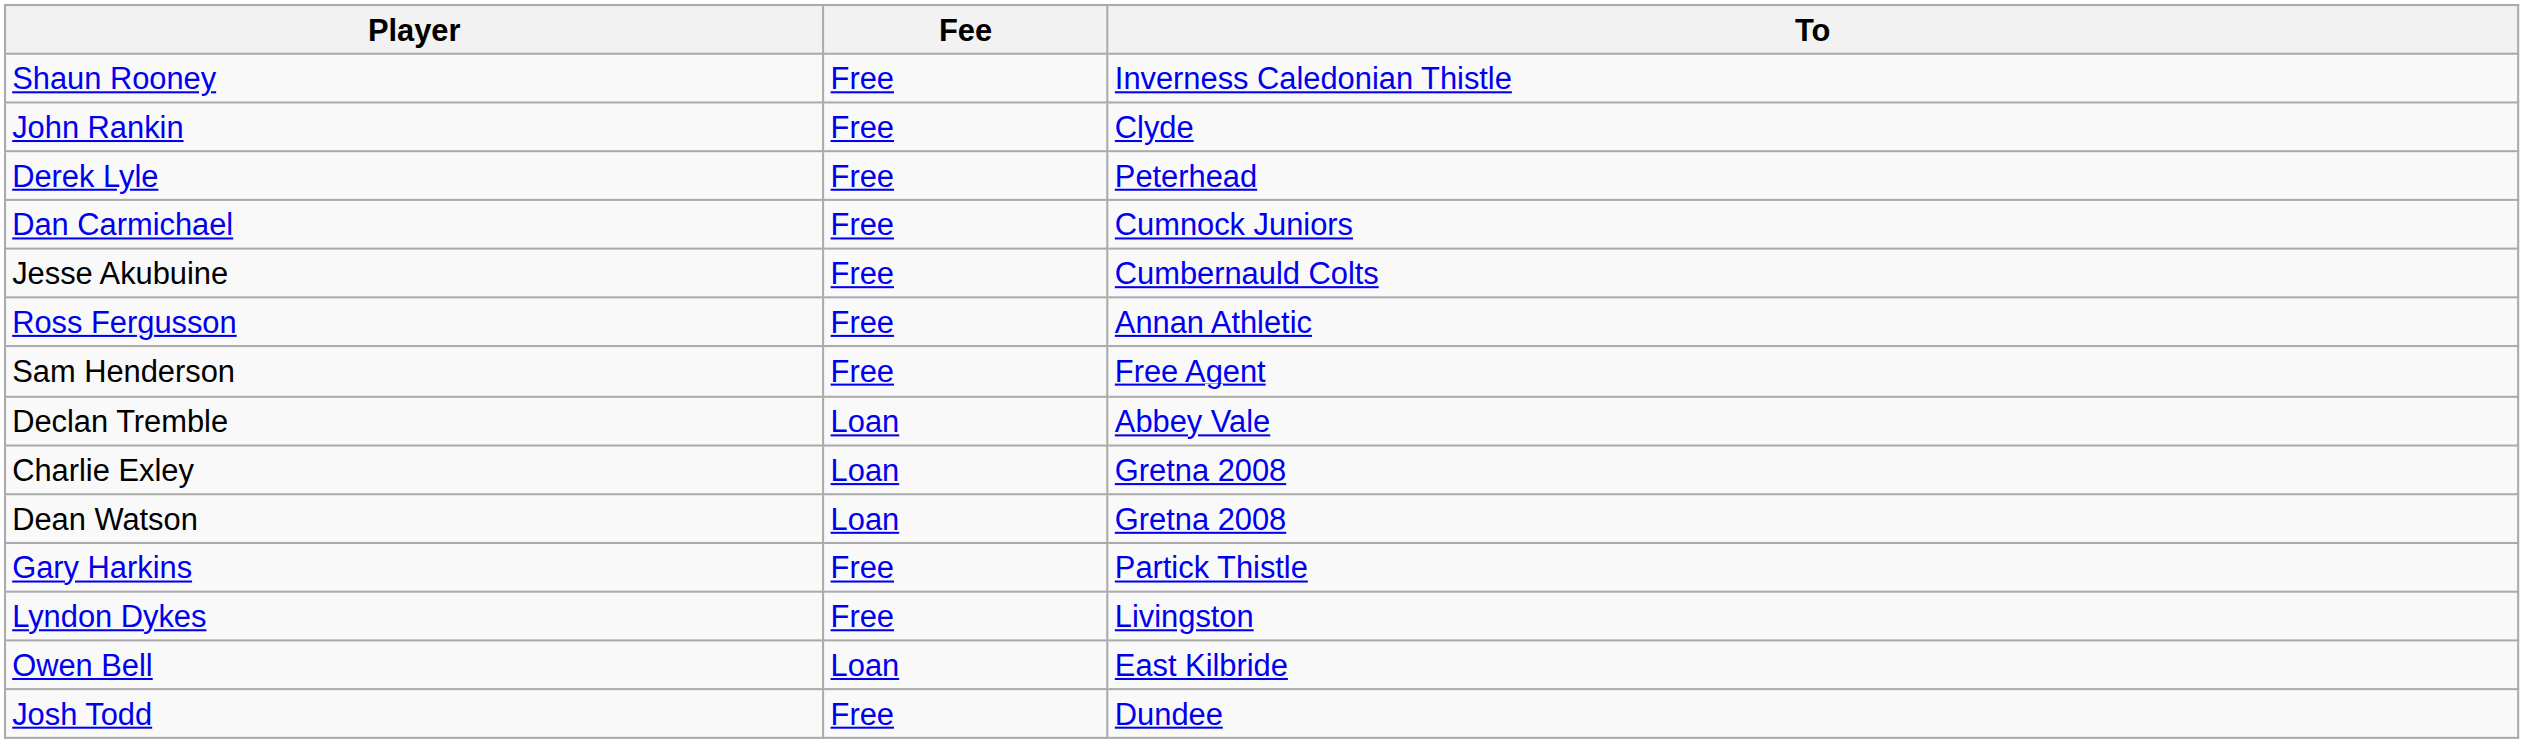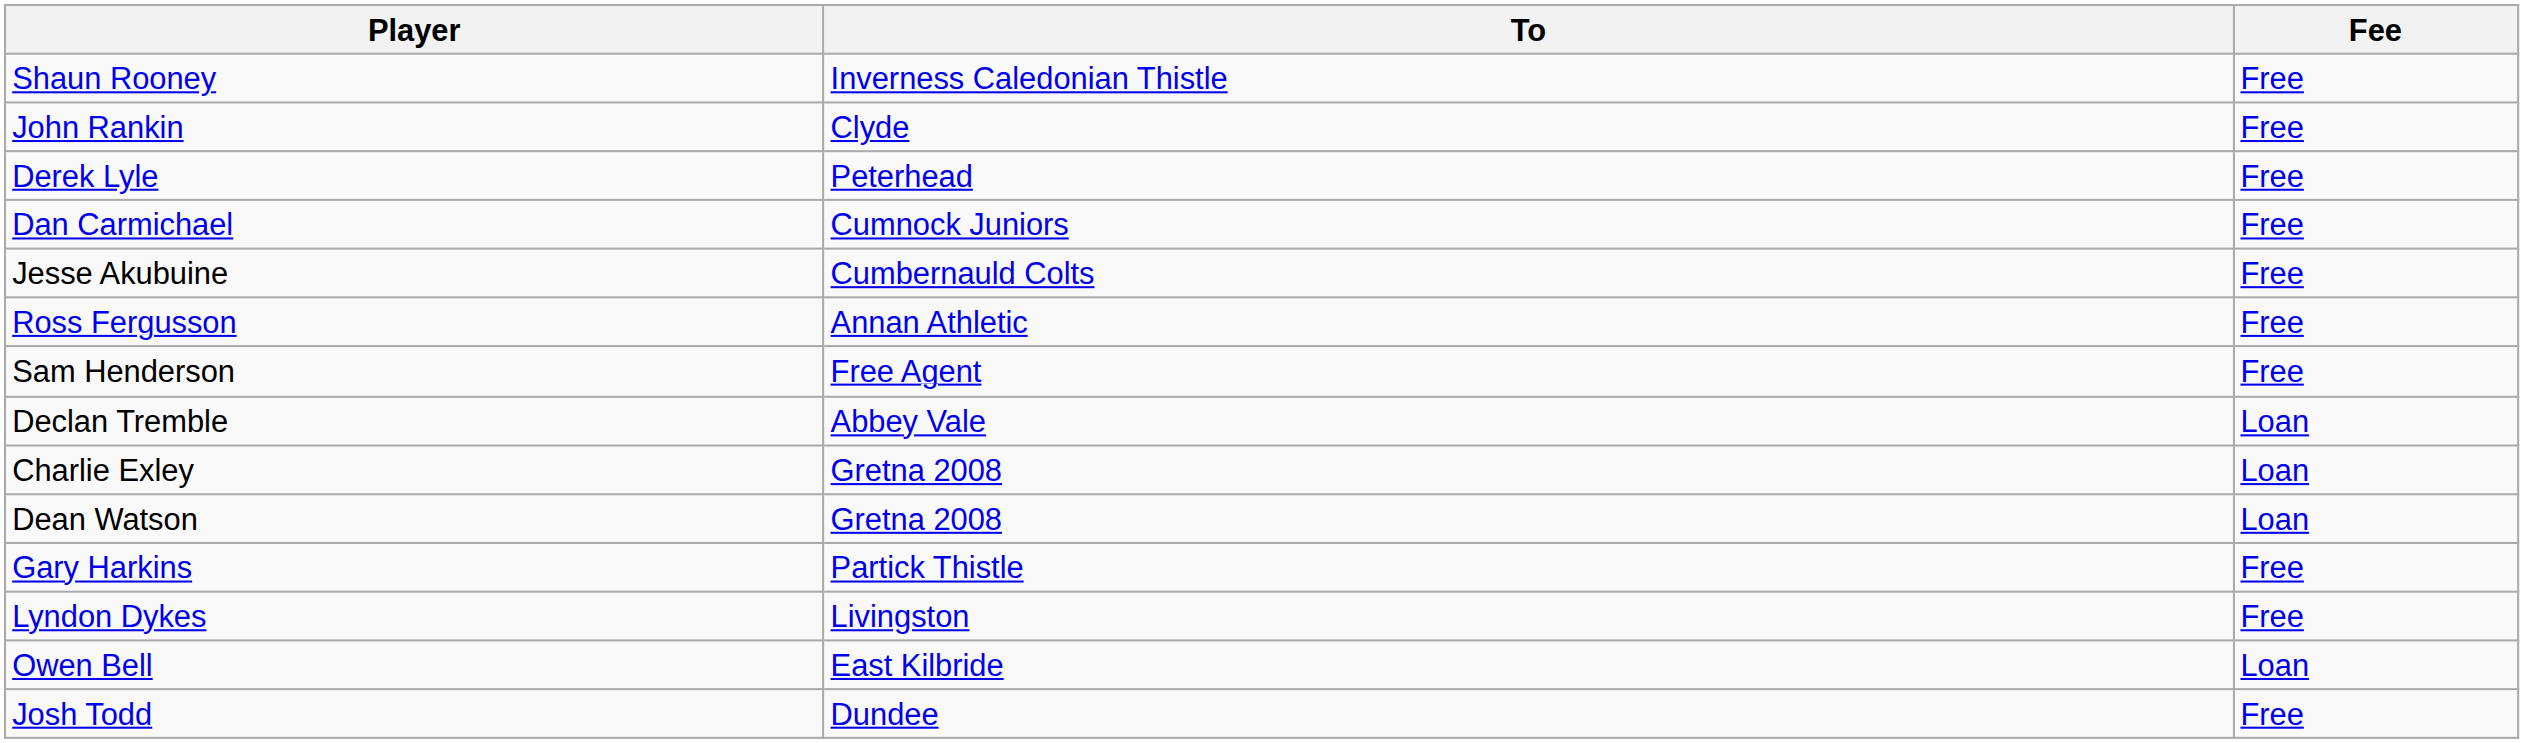columns swapped: (1813, 30) <-> (966, 30)
